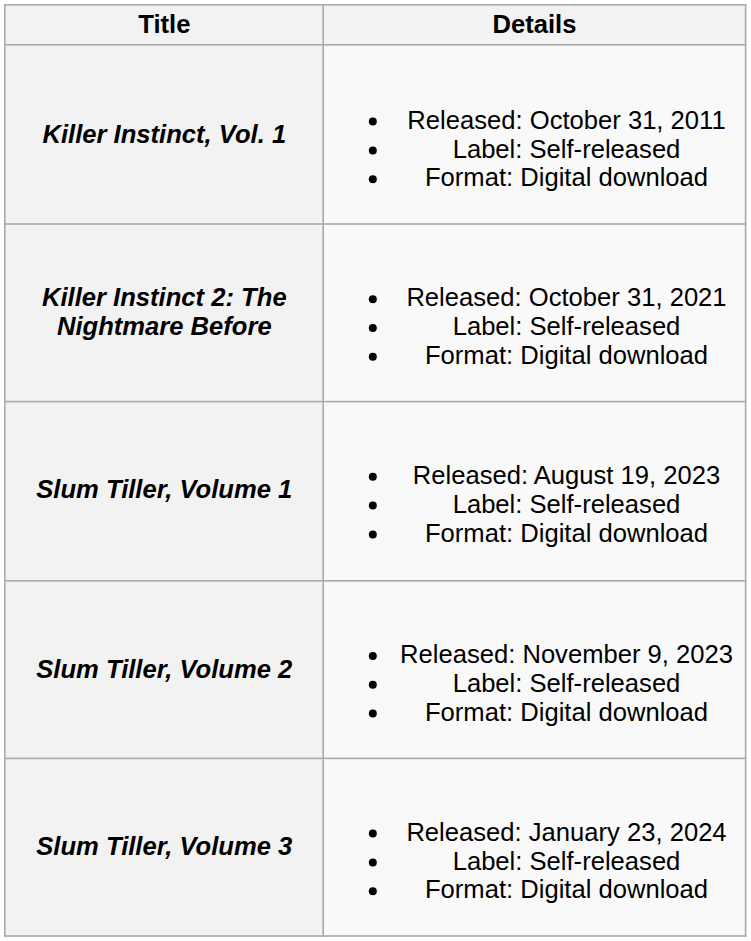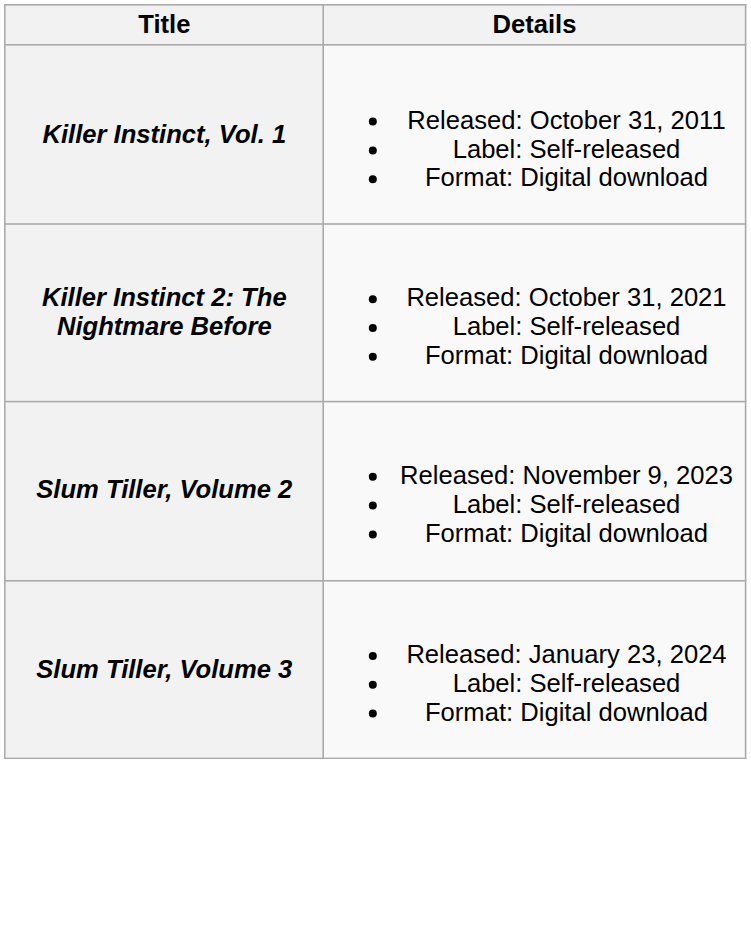- row: (164, 490)
